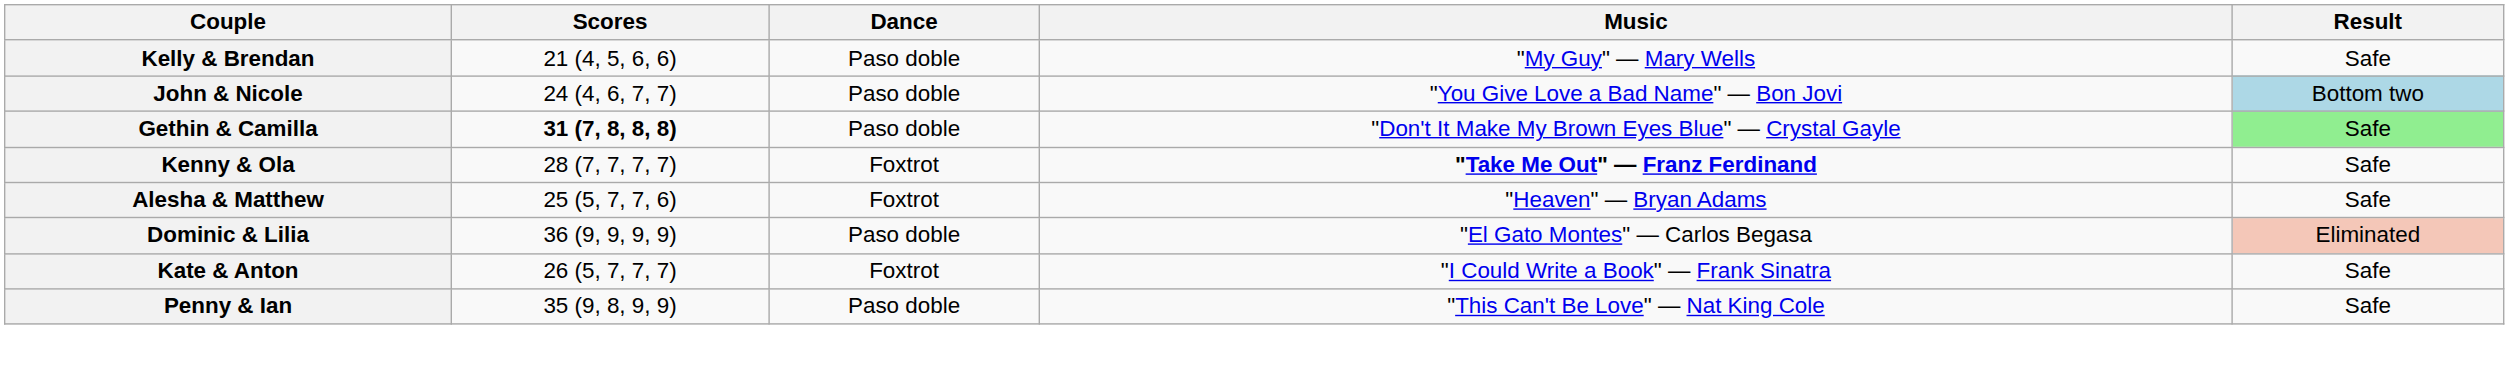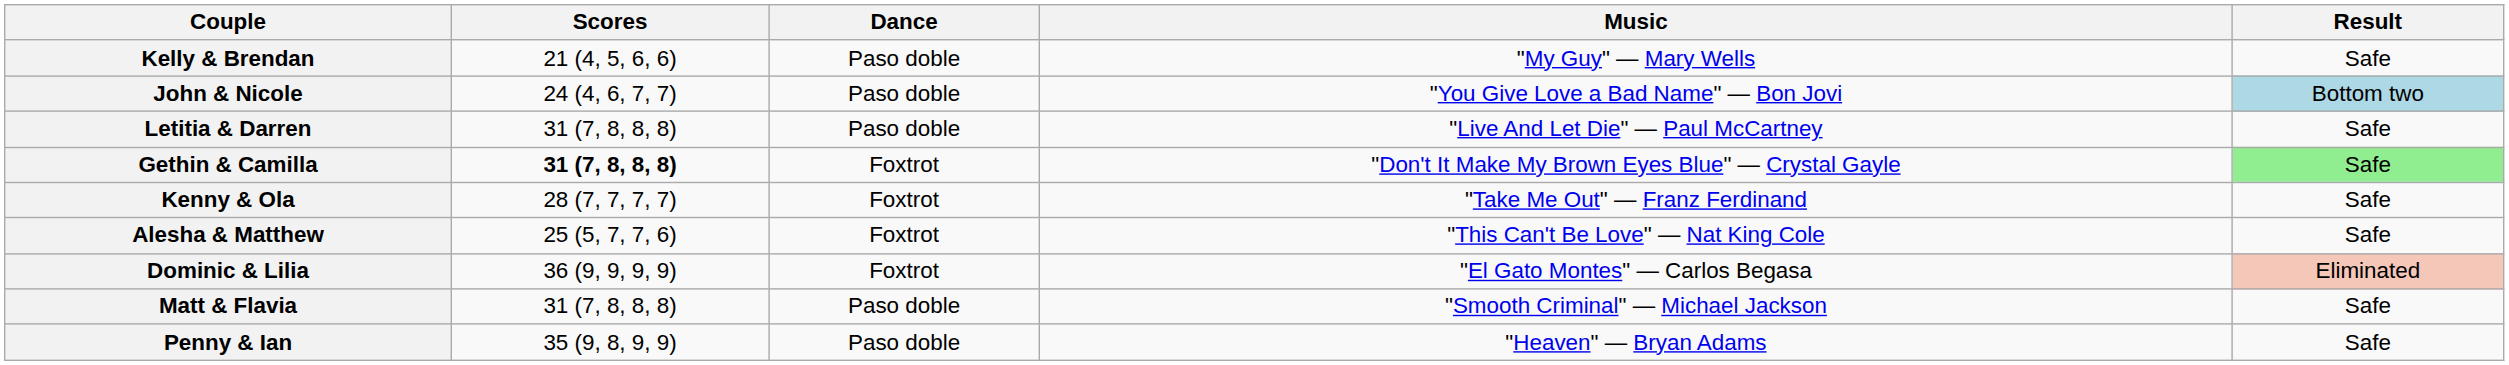+ row: (228, 128)
(904, 128) Paso doble -> (904, 164) Foxtrot
(1636, 164) bold -> (1636, 199) normal
(1636, 199) "Heaven" — Bryan Adams -> (1636, 235) "This Can't Be Love" — Nat King Cole
(904, 235) Paso doble -> (904, 270) Foxtrot
- row: (228, 270)
+ row: (228, 306)
(1636, 306) "This Can't Be Love" — Nat King Cole -> (1636, 341) "Heaven" — Bryan Adams
